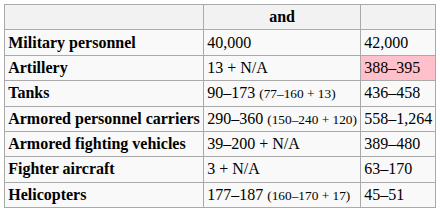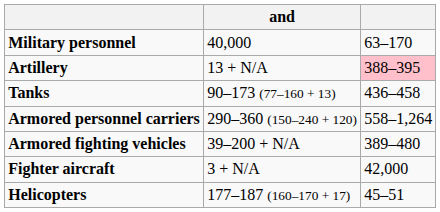(386, 42) 42,000 -> (388, 42) 63–170
(388, 169) 63–170 -> (386, 169) 42,000
